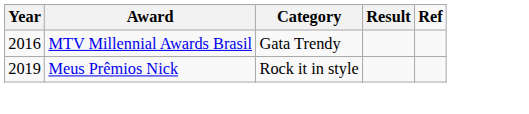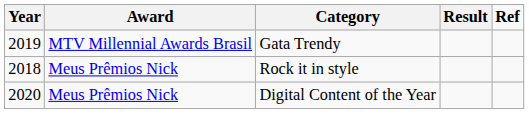(25, 43) 2016 -> (25, 43) 2019
(25, 69) 2019 -> (25, 69) 2018
+ row: (348, 95)
